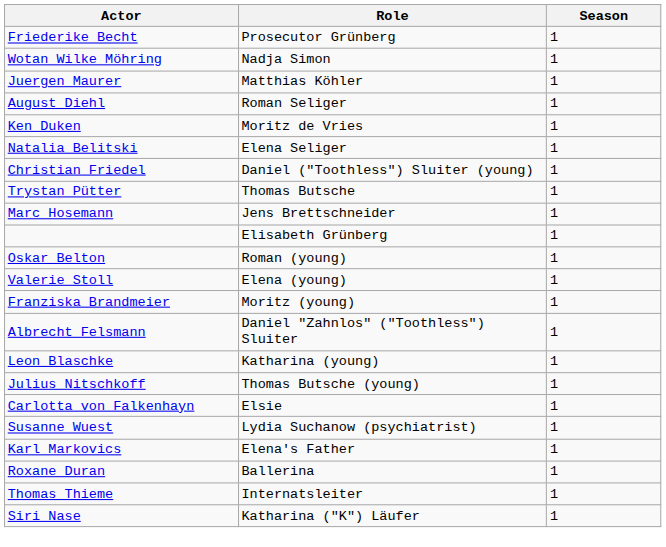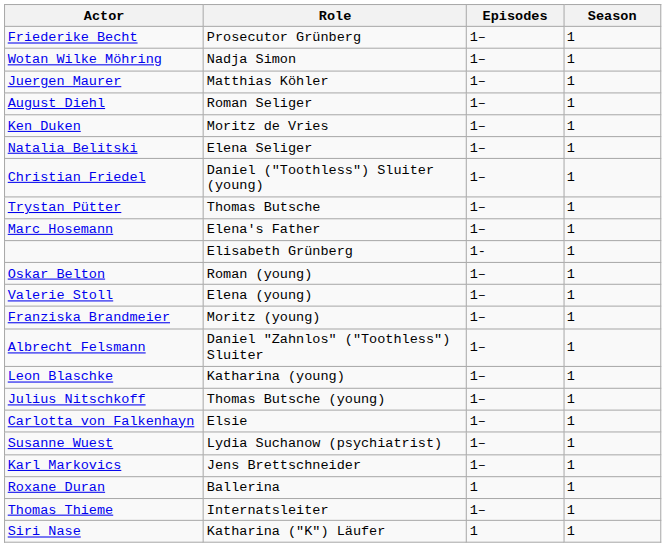+ column: (515, 16)
(319, 214) Jens Brettschneider -> (264, 229) Elena's Father
(298, 450) Elena's Father -> (284, 465) Jens Brettschneider
